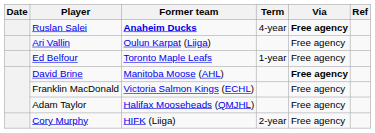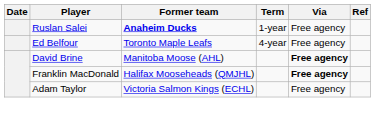(273, 27) 4-year -> (273, 27) 1-year
(319, 27) bold -> (318, 27) normal
- row: (51, 43)
(273, 58) 1-year -> (273, 43) 4-year
(189, 89) Victoria Salmon Kings (ECHL) -> (189, 74) Halifax Mooseheads (QMJHL)
(318, 89) normal -> (319, 74) bold
(189, 105) Halifax Mooseheads (QMJHL) -> (189, 89) Victoria Salmon Kings (ECHL)
- row: (60, 120)
